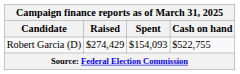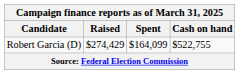(148, 45) $154,093 -> (148, 45) $164,099
